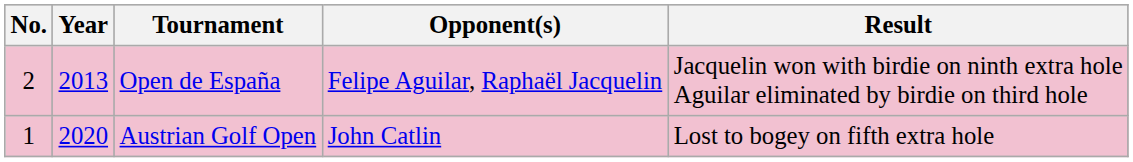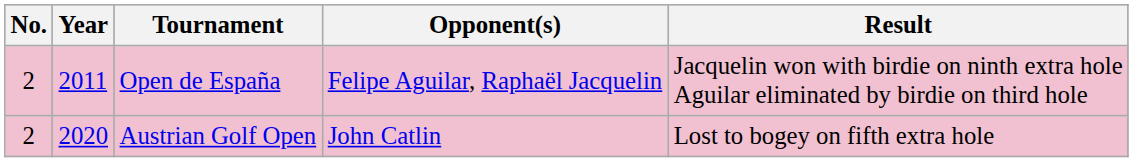(83, 80) 2013 -> (83, 80) 2011
(29, 136) 1 -> (29, 136) 2
